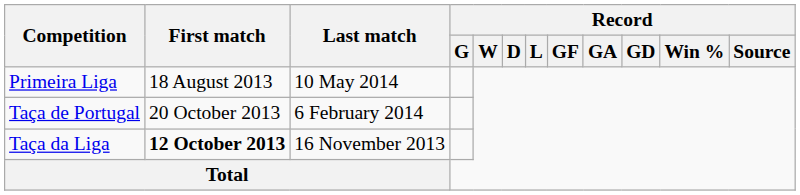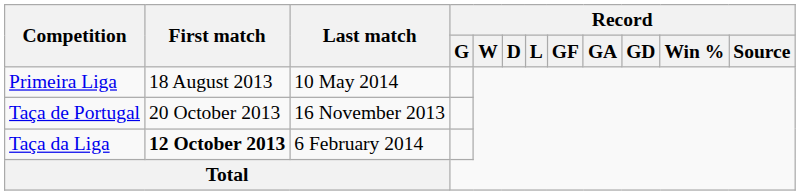(359, 112) 6 February 2014 -> (370, 112) 16 November 2013
(370, 143) 16 November 2013 -> (359, 143) 6 February 2014
